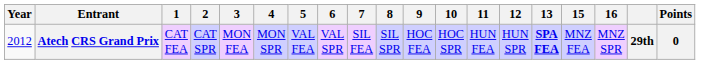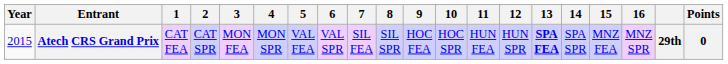+ column: (575, 14)
(20, 41) 2012 -> (20, 41) 2015
